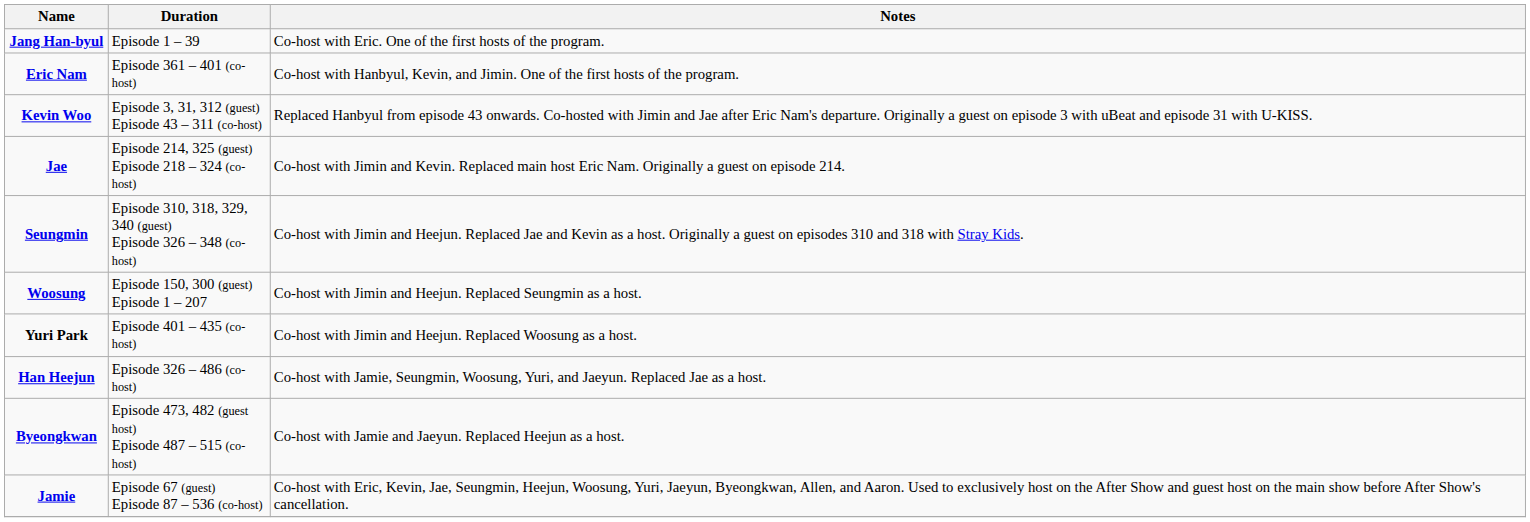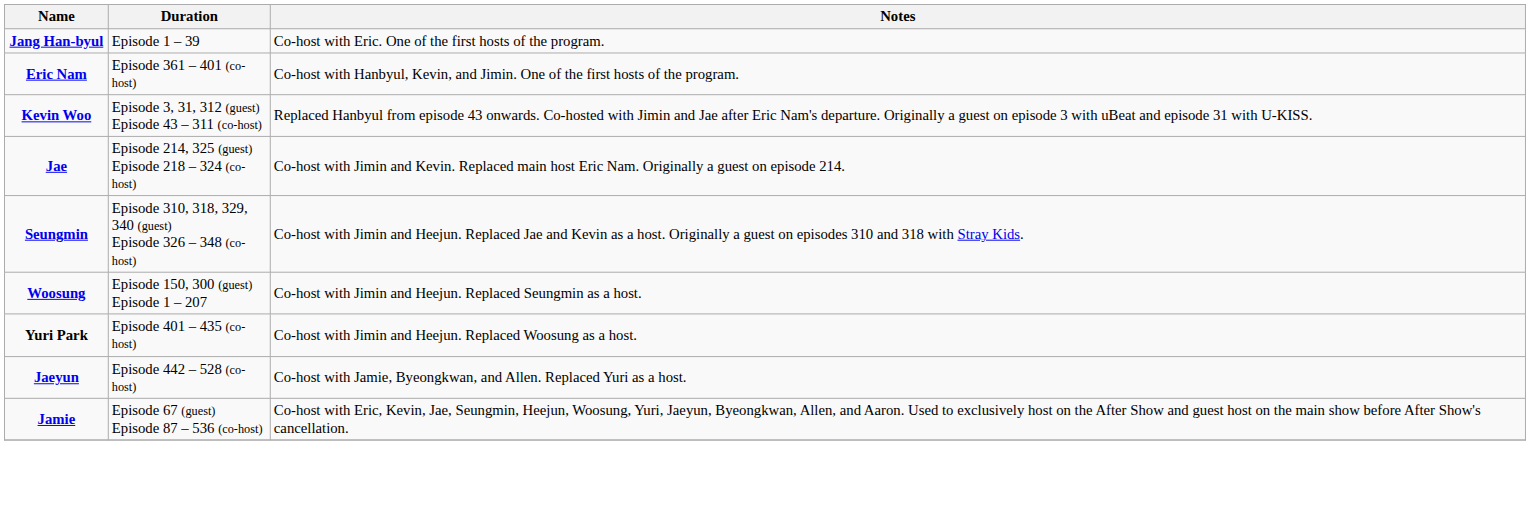- row: (56, 377)
- row: (56, 436)
+ row: (56, 377)
